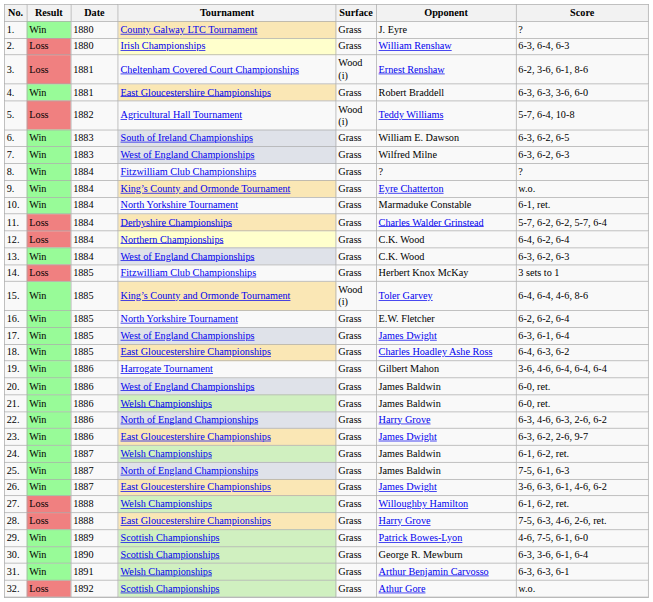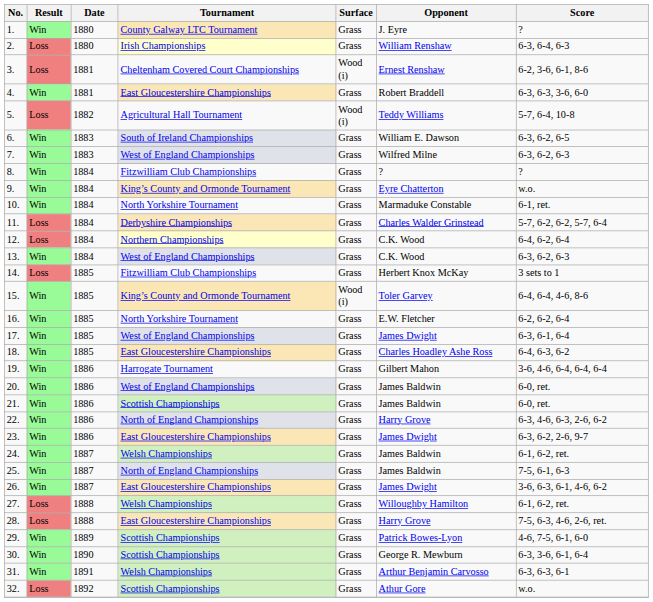(166, 403) Welsh Championships -> (170, 403) Scottish Championships
